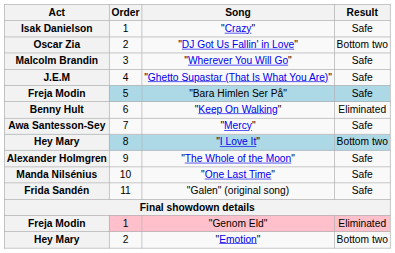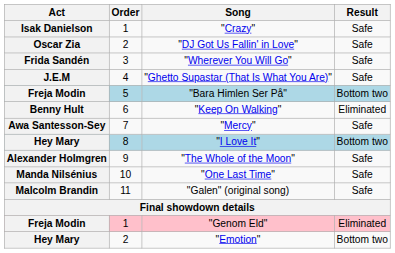(362, 45) Bottom two -> (362, 45) Safe
(57, 61) Malcolm Brandin -> (57, 61) Frida Sandén
(362, 93) Safe -> (362, 93) Bottom two
(57, 191) Frida Sandén -> (57, 191) Malcolm Brandin
